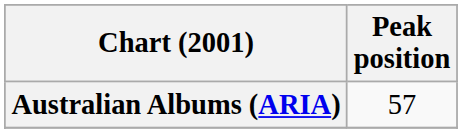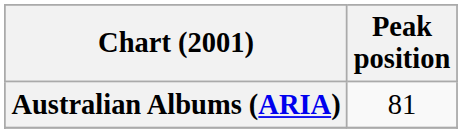(402, 104) 57 -> (402, 104) 81
